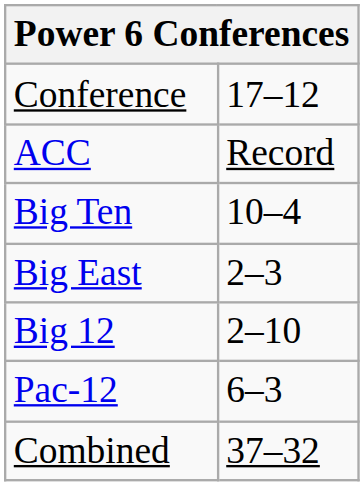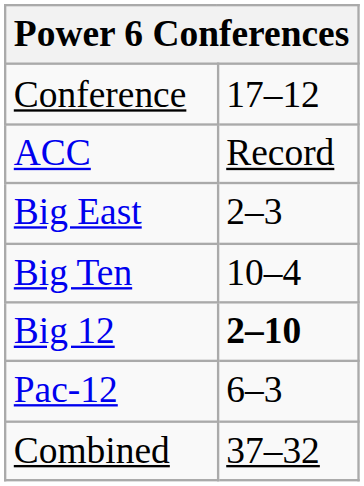rows swapped: (78, 271) <-> (73, 212)
(264, 331) normal -> (264, 331) bold
